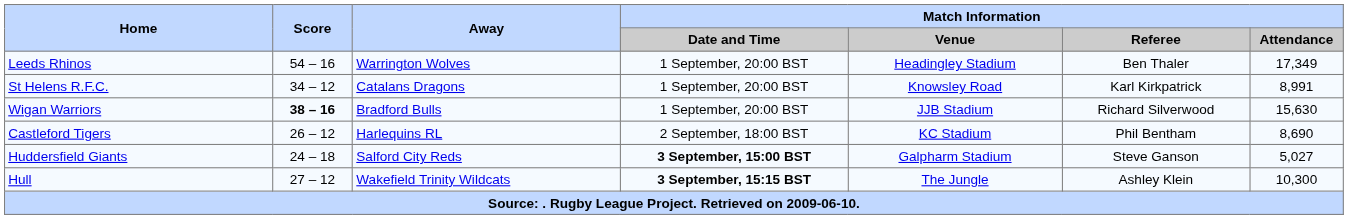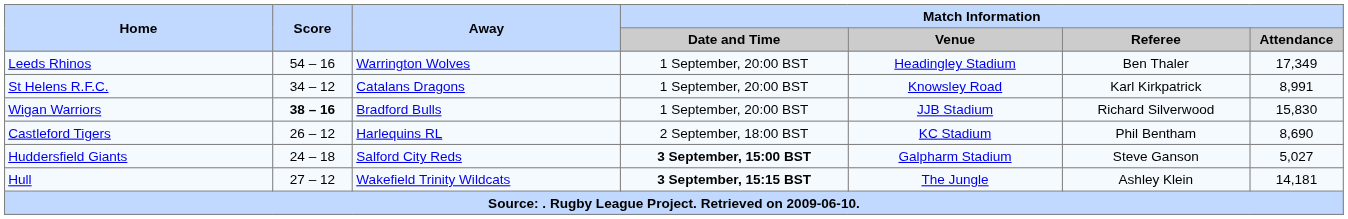(1296, 109) 15,630 -> (1296, 109) 15,830
(1296, 179) 10,300 -> (1296, 179) 14,181
